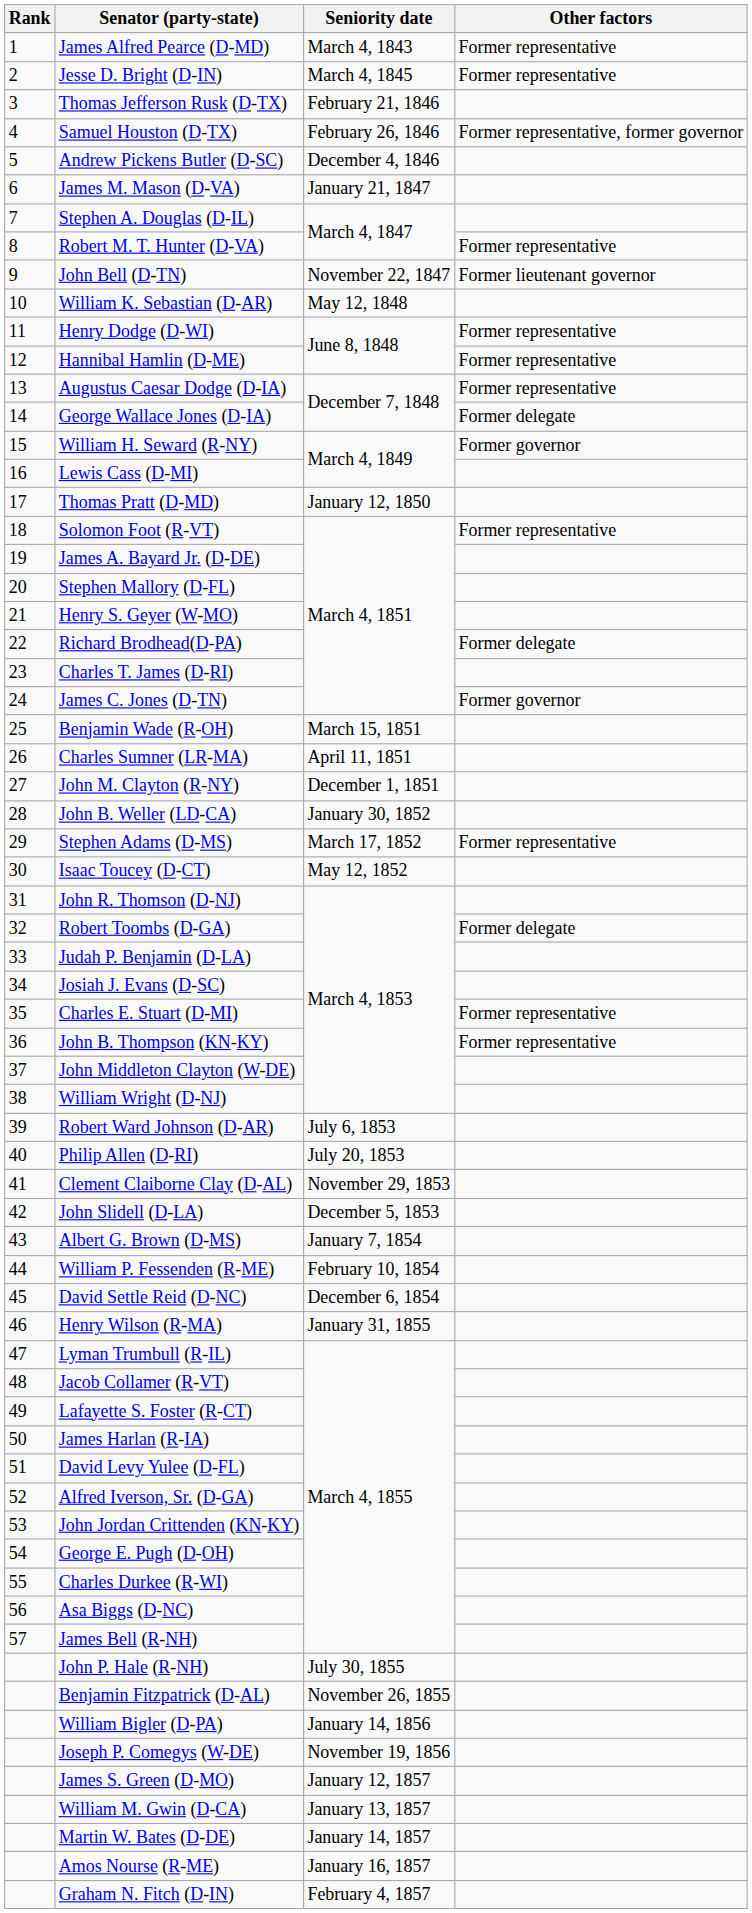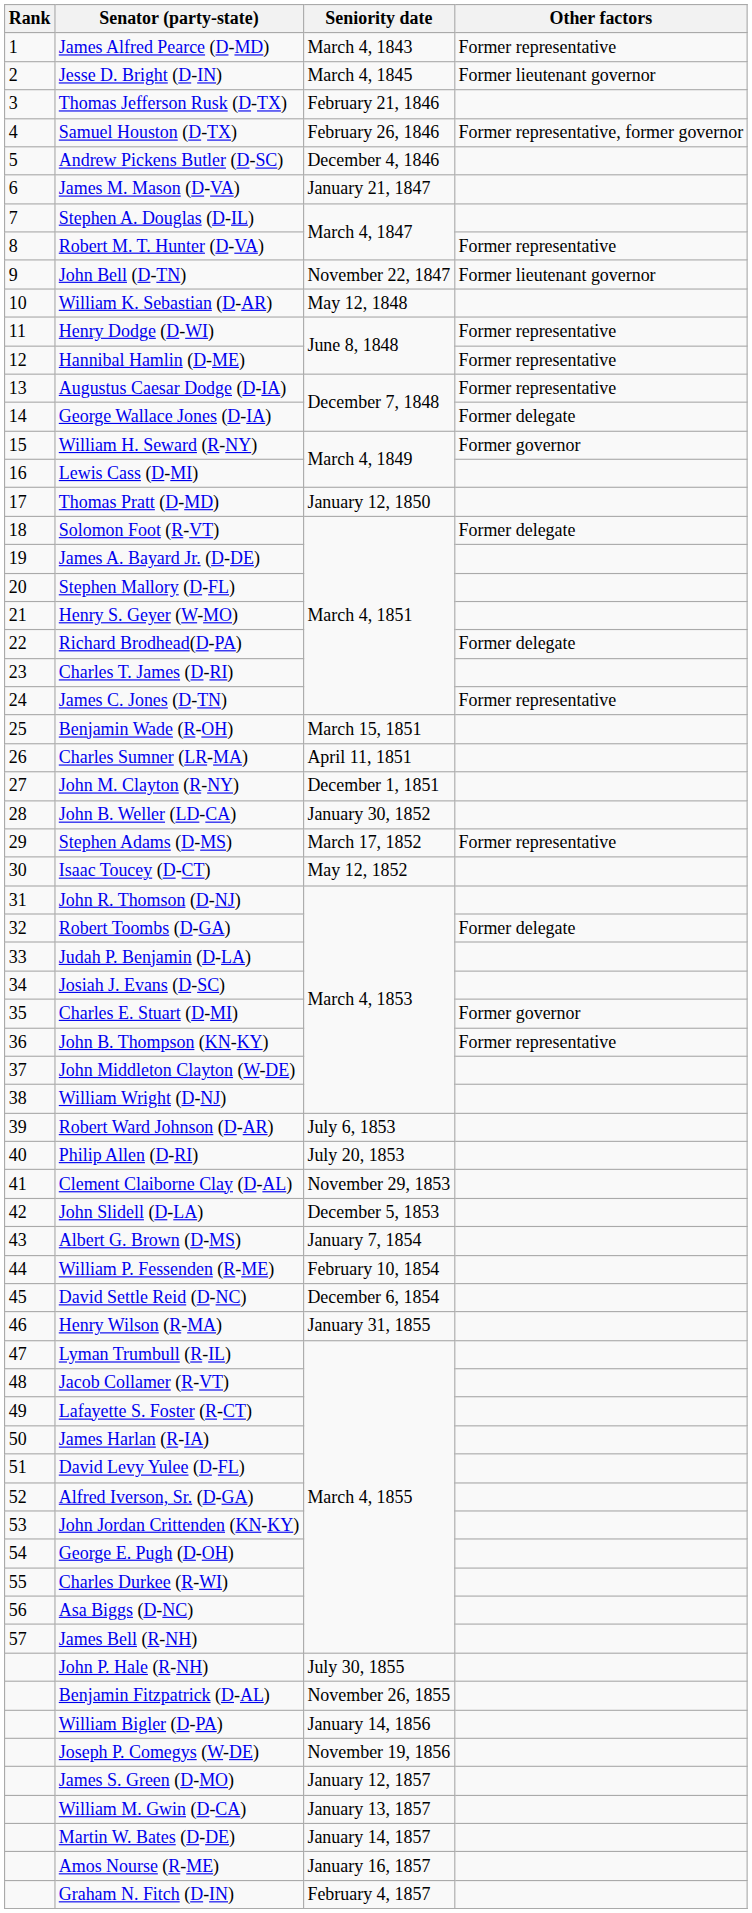(537, 75) Former representative -> (557, 75) Former lieutenant governor
(537, 530) Former representative -> (517, 530) Former delegate
(519, 700) Former governor -> (537, 700) Former representative
(537, 1013) Former representative -> (519, 1013) Former governor
